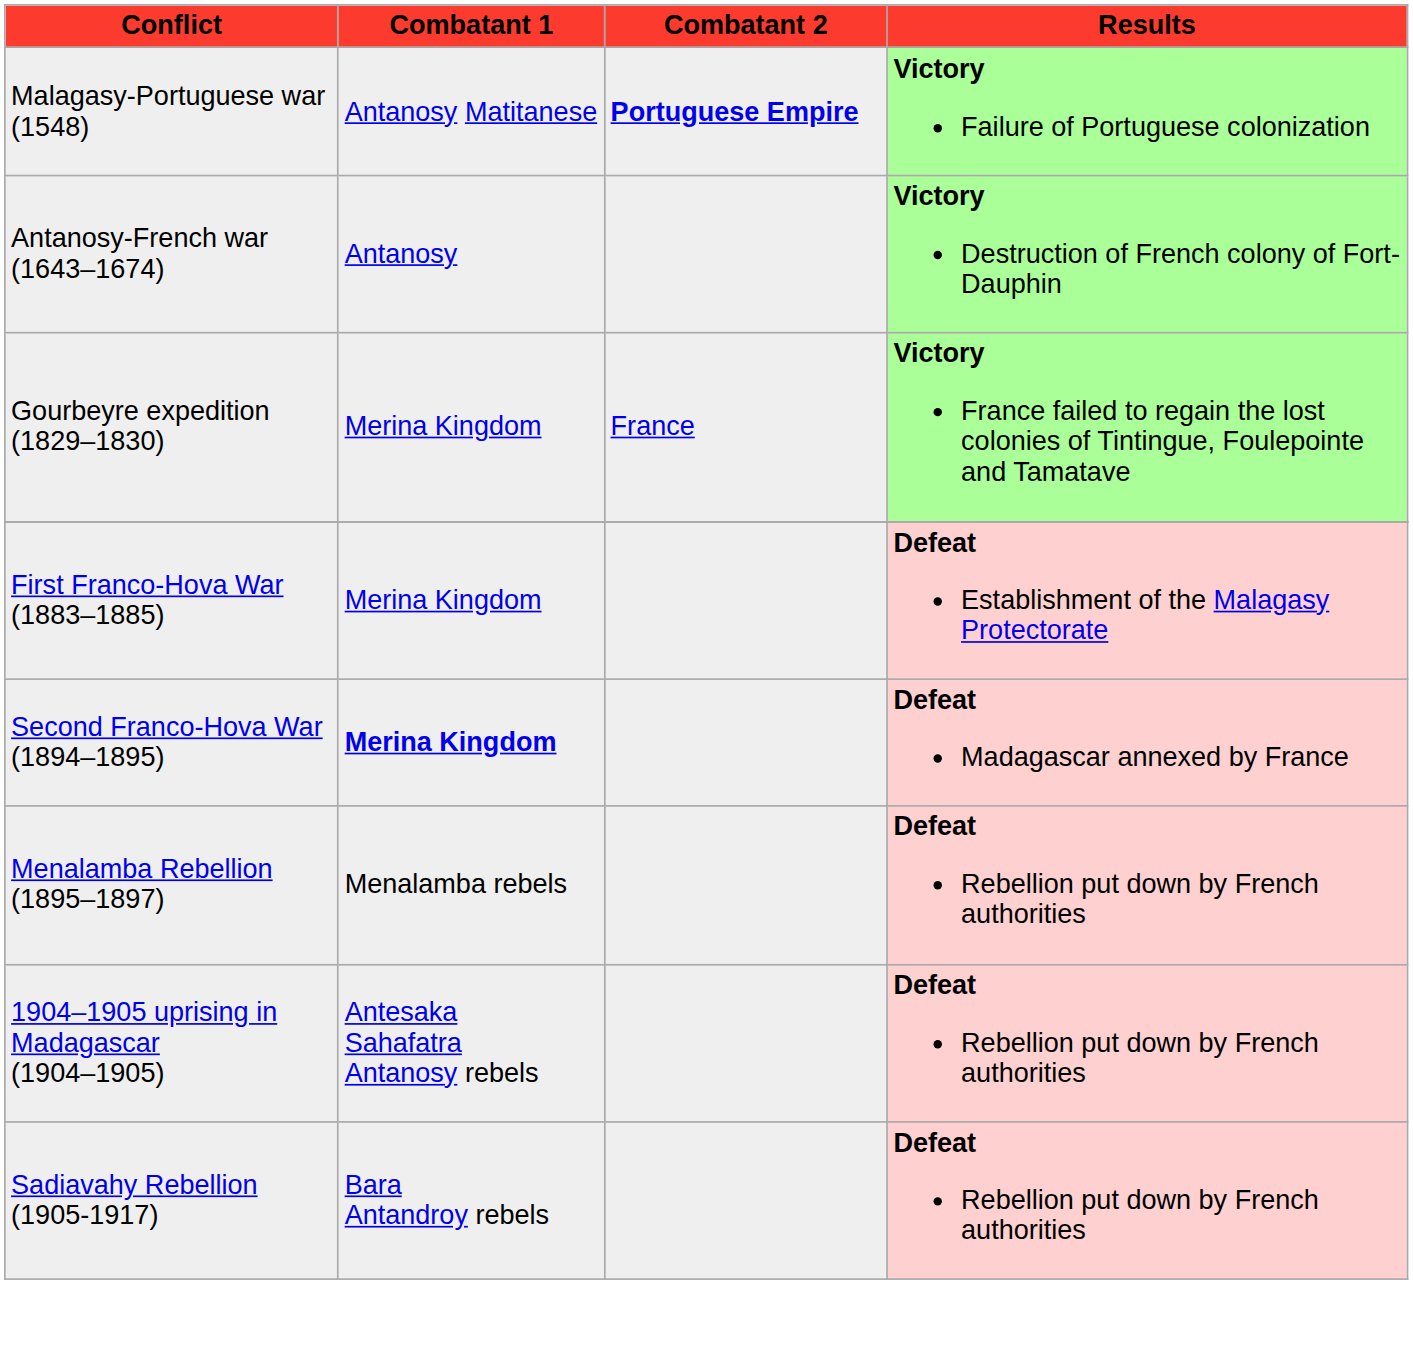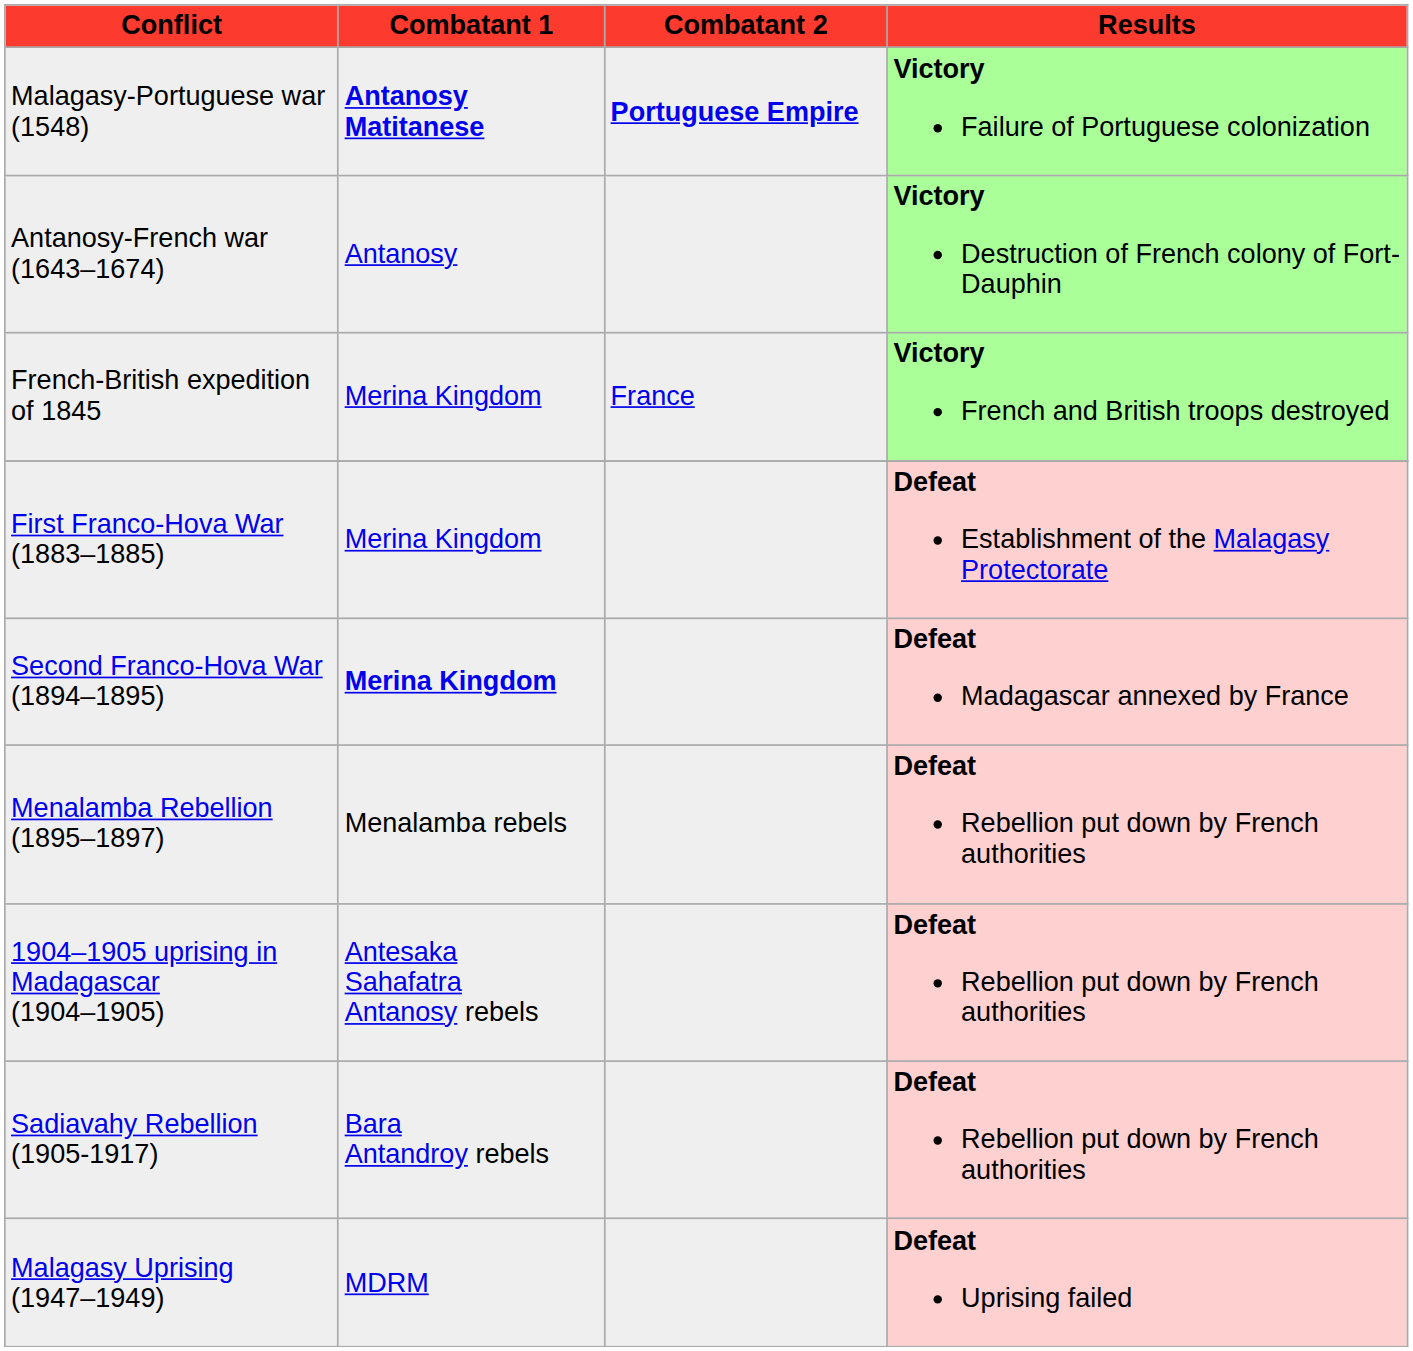(471, 111) normal -> (415, 111) bold
- row: (140, 426)
+ row: (161, 396)
+ row: (122, 1282)
